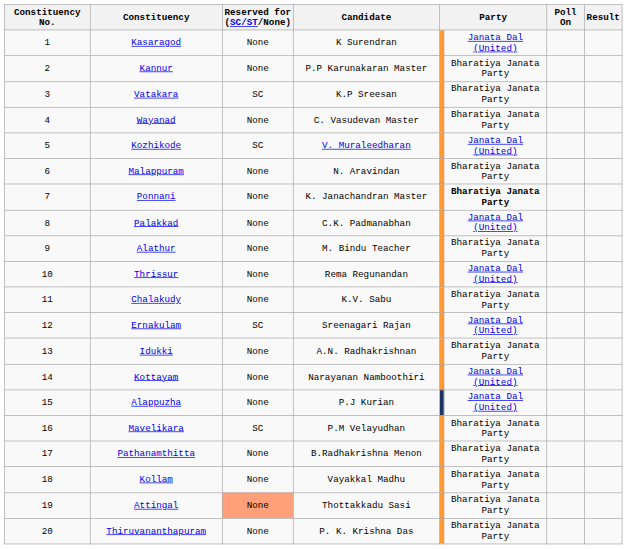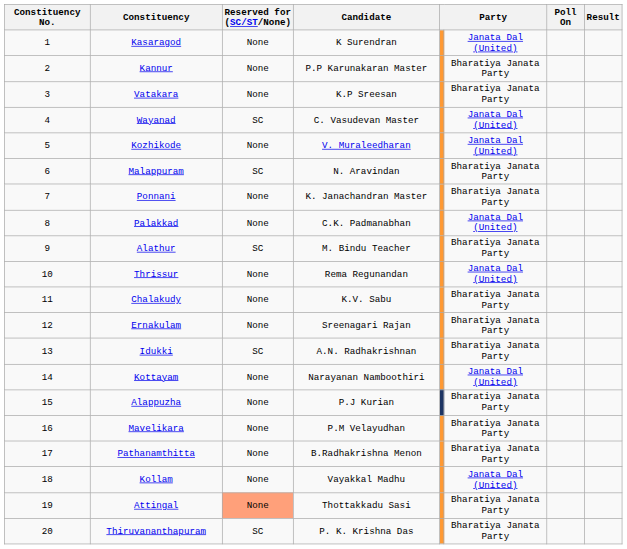(258, 94) SC -> (258, 94) None
(258, 120) None -> (258, 120) SC
(495, 120) Bharatiya Janata Party -> (495, 120) Janata Dal (United)
(258, 146) SC -> (258, 146) None
(258, 171) None -> (258, 171) SC
(495, 197) bold -> (495, 197) normal
(258, 248) None -> (258, 248) SC
(258, 326) SC -> (258, 326) None
(495, 326) Janata Dal (United) -> (495, 326) Bharatiya Janata Party
(258, 351) None -> (258, 351) SC
(495, 403) Janata Dal (United) -> (495, 403) Bharatiya Janata Party
(258, 428) SC -> (258, 428) None
(495, 480) Bharatiya Janata Party -> (495, 480) Janata Dal (United)
(258, 531) None -> (258, 531) SC
